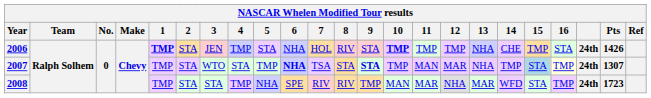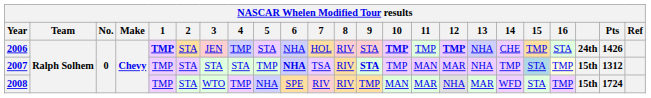(455, 48) normal -> (454, 48) bold
(214, 66) WTO -> (214, 66) STA
(346, 66) STA -> (345, 66) RIV
(589, 66) 24th -> (588, 66) 15th
(613, 66) 1307 -> (612, 66) 1312
(214, 83) STA -> (214, 83) WTO
(589, 83) 24th -> (588, 83) 15th
(613, 83) 1723 -> (612, 83) 1724
